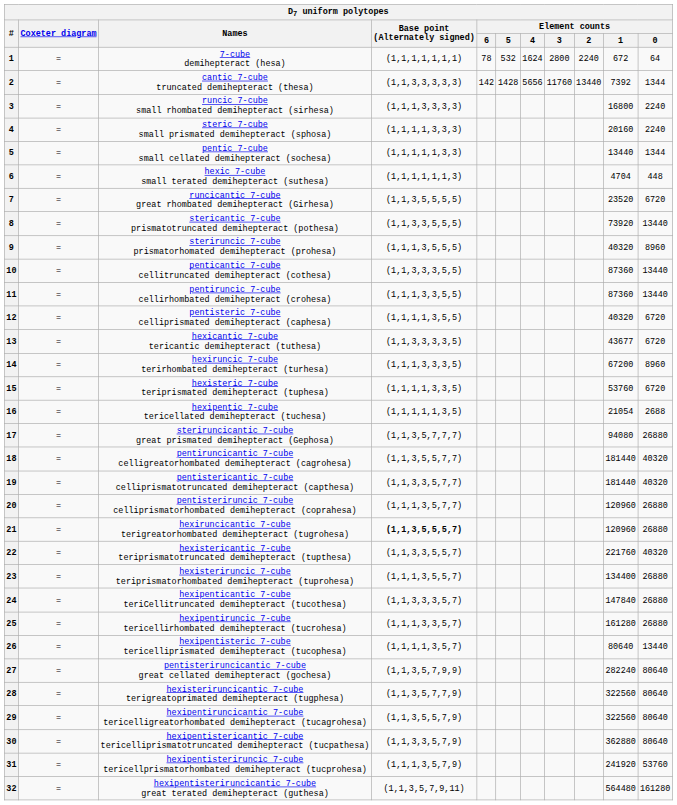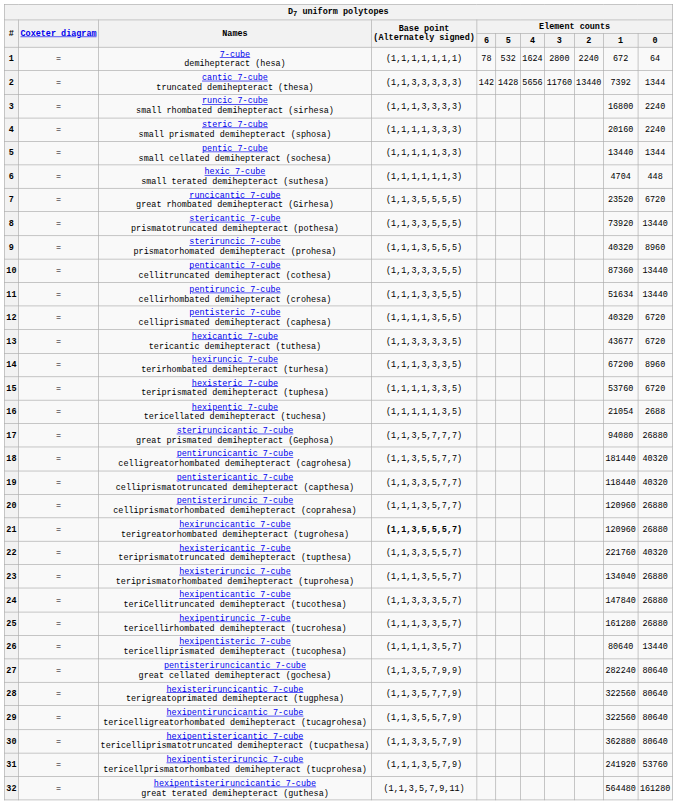(621, 294) 87360 -> (621, 294) 51634
(621, 482) 181440 -> (621, 482) 118440
(621, 577) 134400 -> (621, 577) 134040
